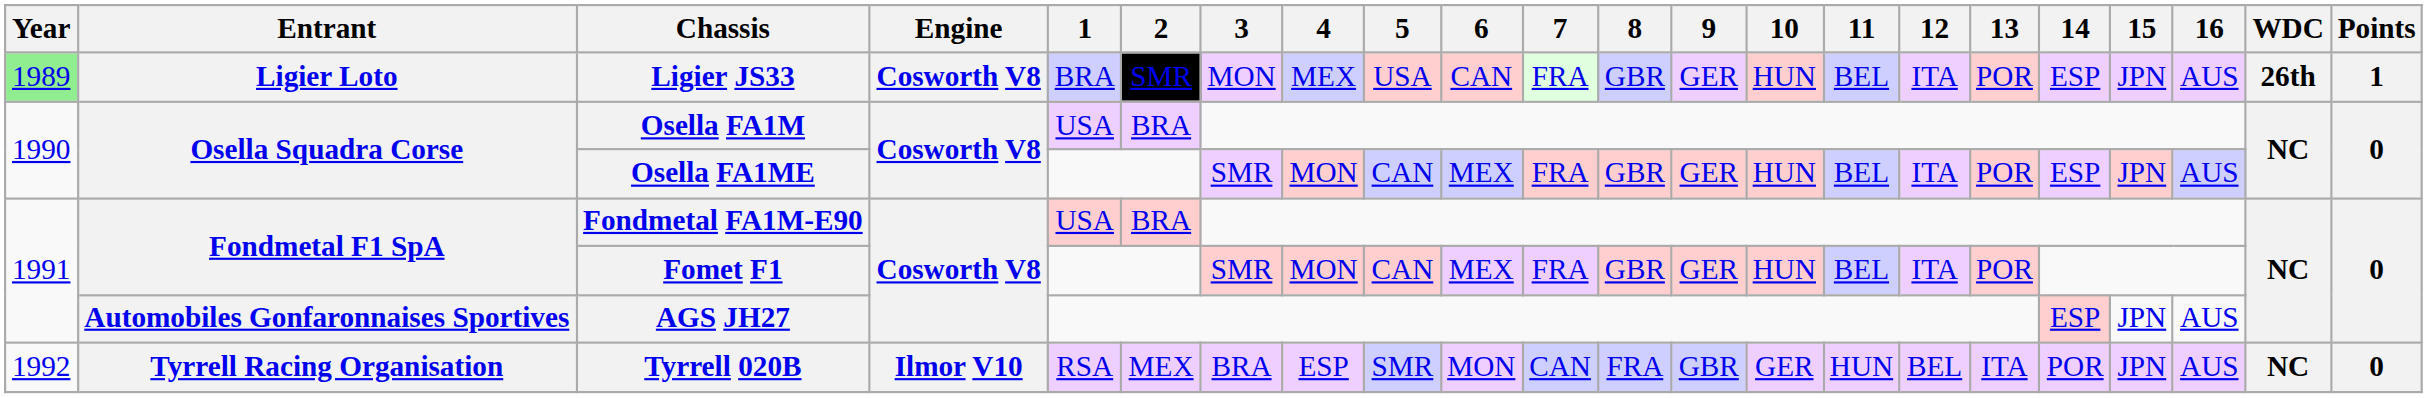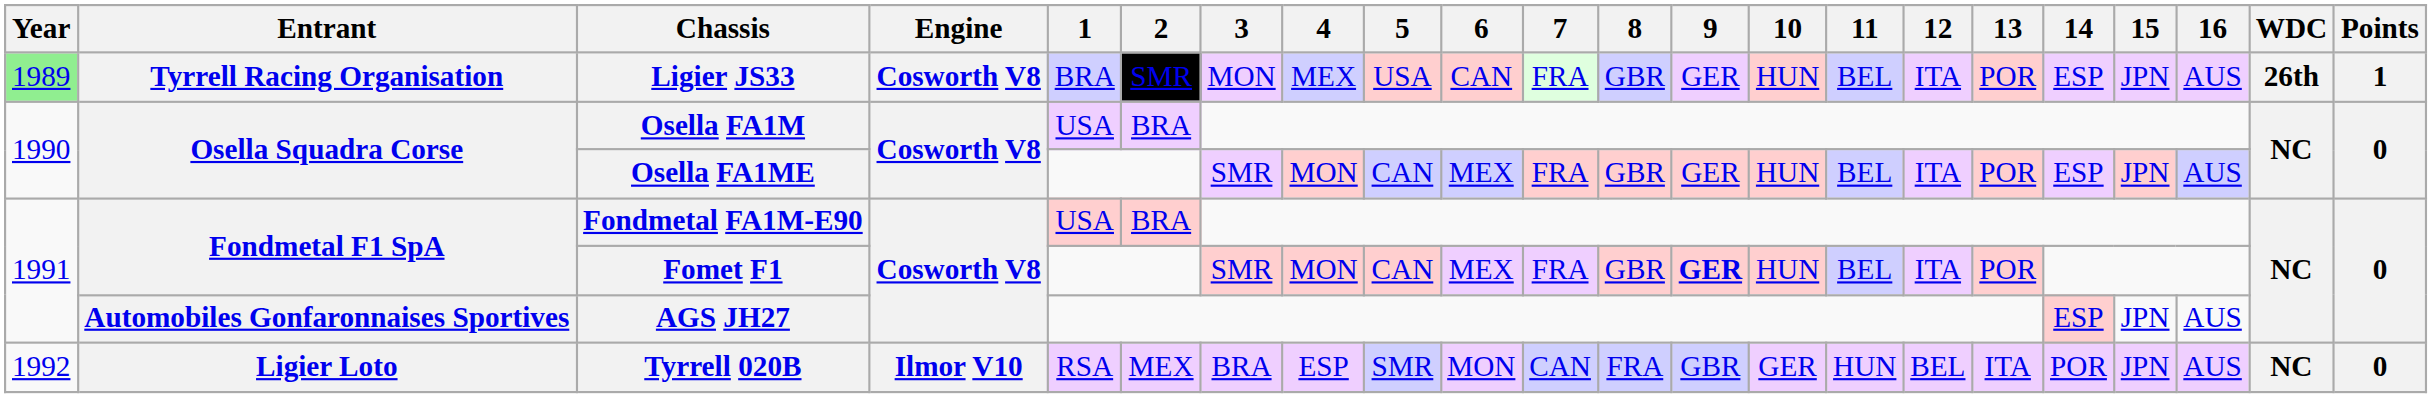(327, 76) Ligier Loto -> (327, 76) Tyrrell Racing Organisation
(1709, 269) normal -> (1710, 269) bold
(327, 365) Tyrrell Racing Organisation -> (327, 365) Ligier Loto
